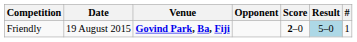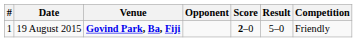columns swapped: (347, 12) <-> (34, 12)
(326, 28) lightblue background -> (276, 28) no background
